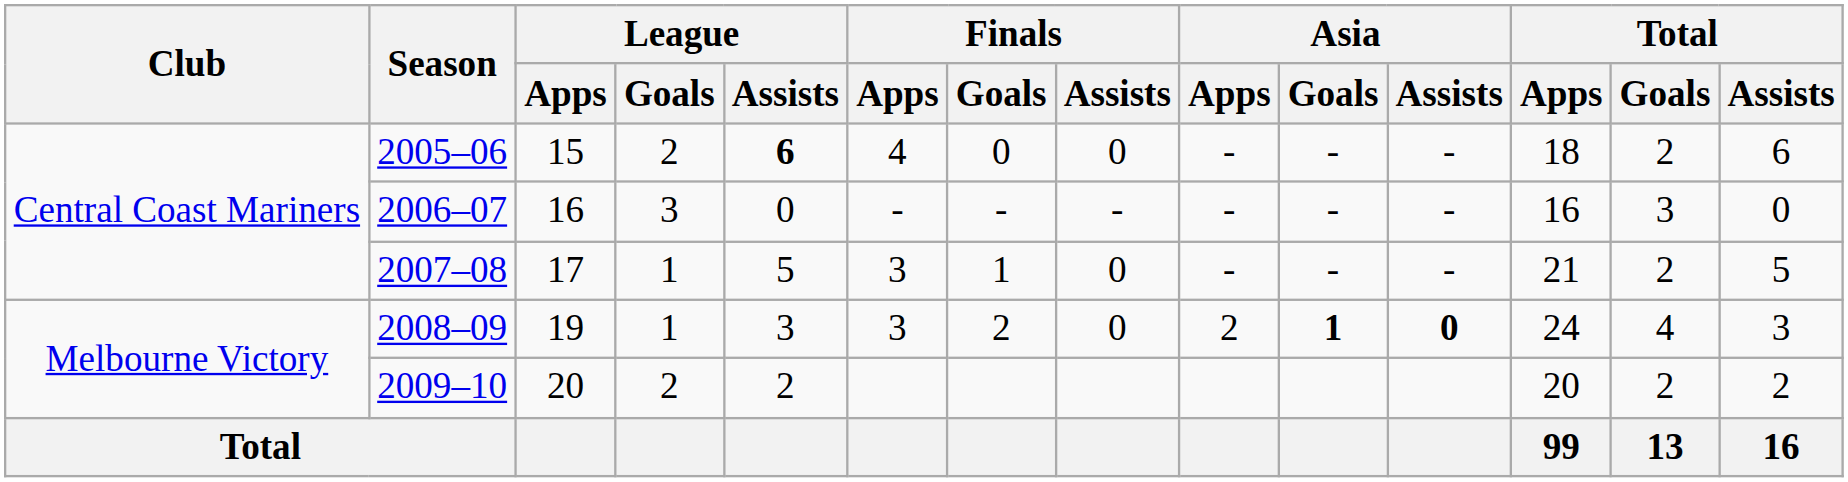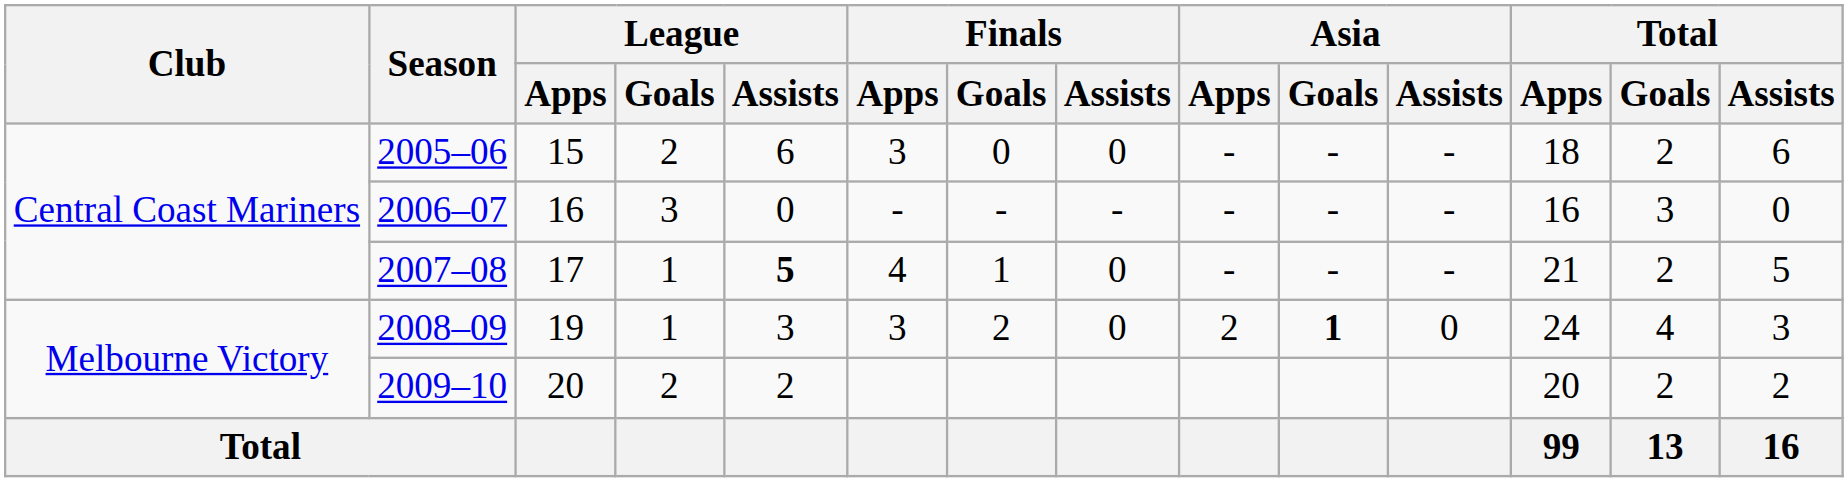(785, 151) bold -> (785, 151) normal
(897, 151) 4 -> (897, 151) 3
(785, 269) normal -> (785, 269) bold
(897, 269) 3 -> (897, 269) 4
(1449, 328) bold -> (1449, 328) normal
